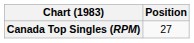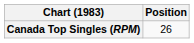(166, 29) 27 -> (166, 29) 26
